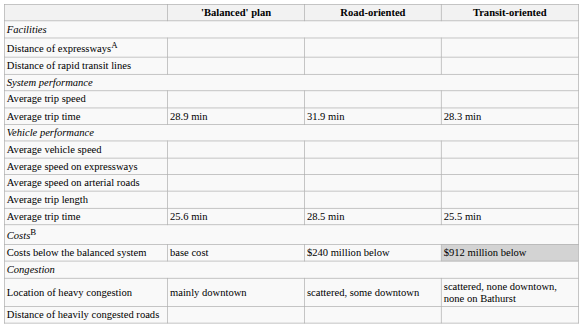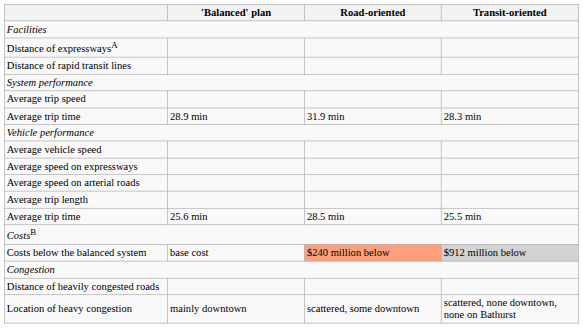(348, 253) no background -> (348, 253) lightsalmon background
rows swapped: (83, 315) <-> (69, 292)
